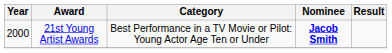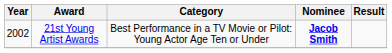(18, 34) 2000 -> (18, 34) 2002
